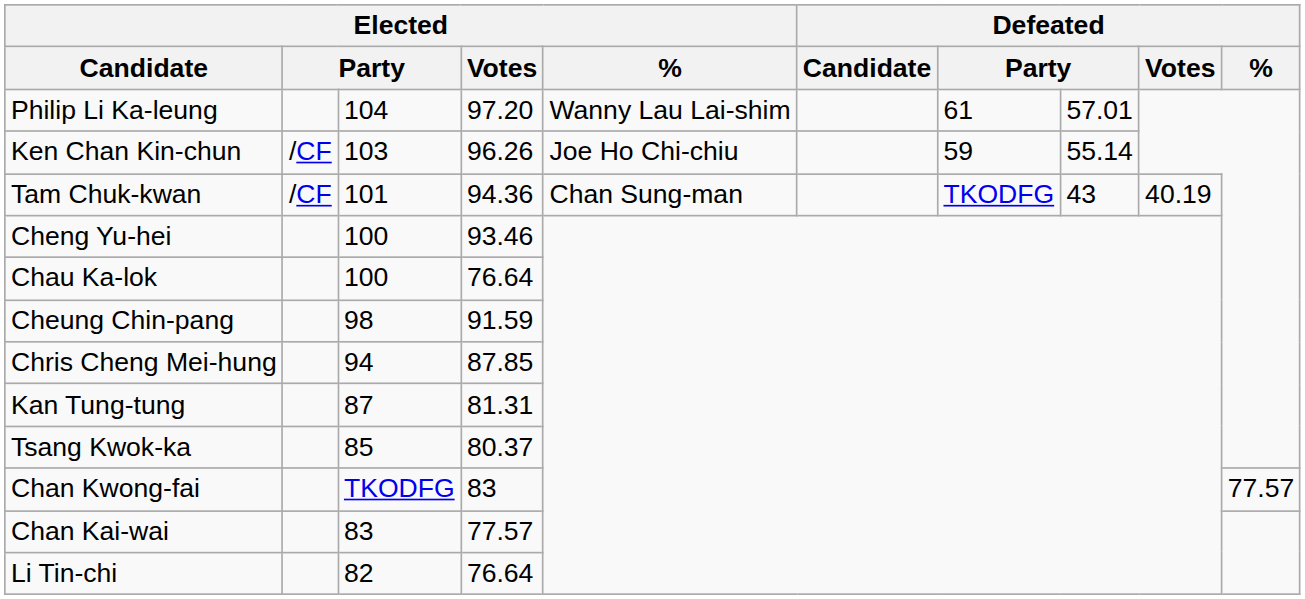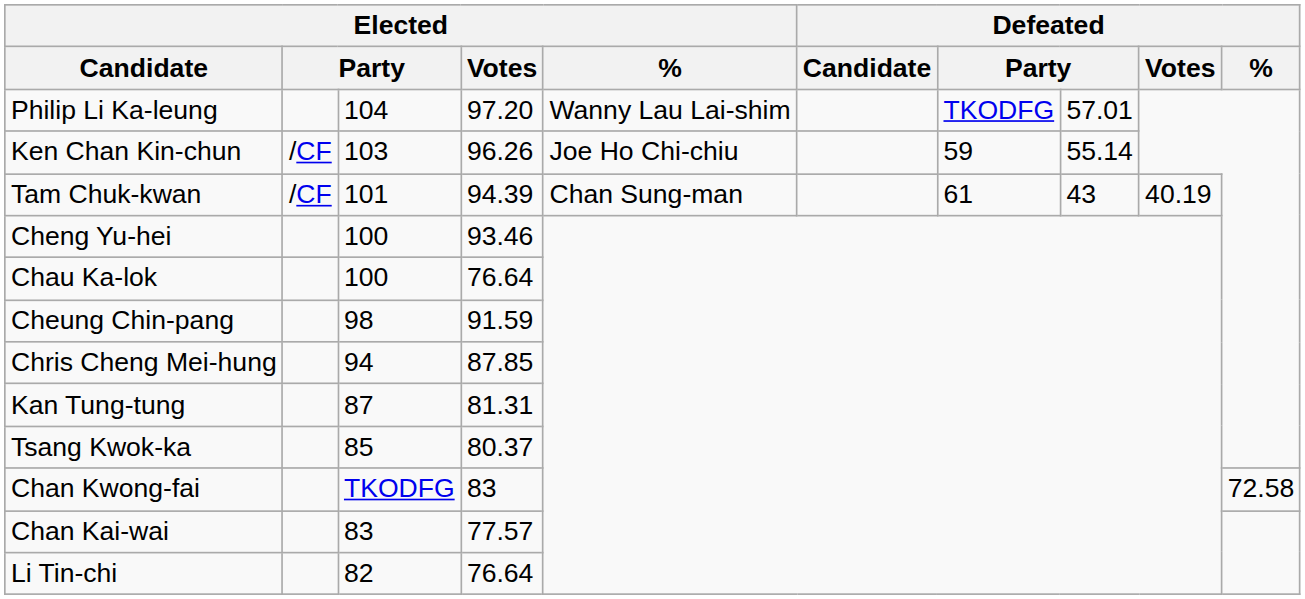(958, 109) 61 -> (999, 109) TKODFG
(500, 194) 94.36 -> (500, 194) 94.39
(999, 194) TKODFG -> (958, 194) 61
(1261, 488) 77.57 -> (1261, 488) 72.58
